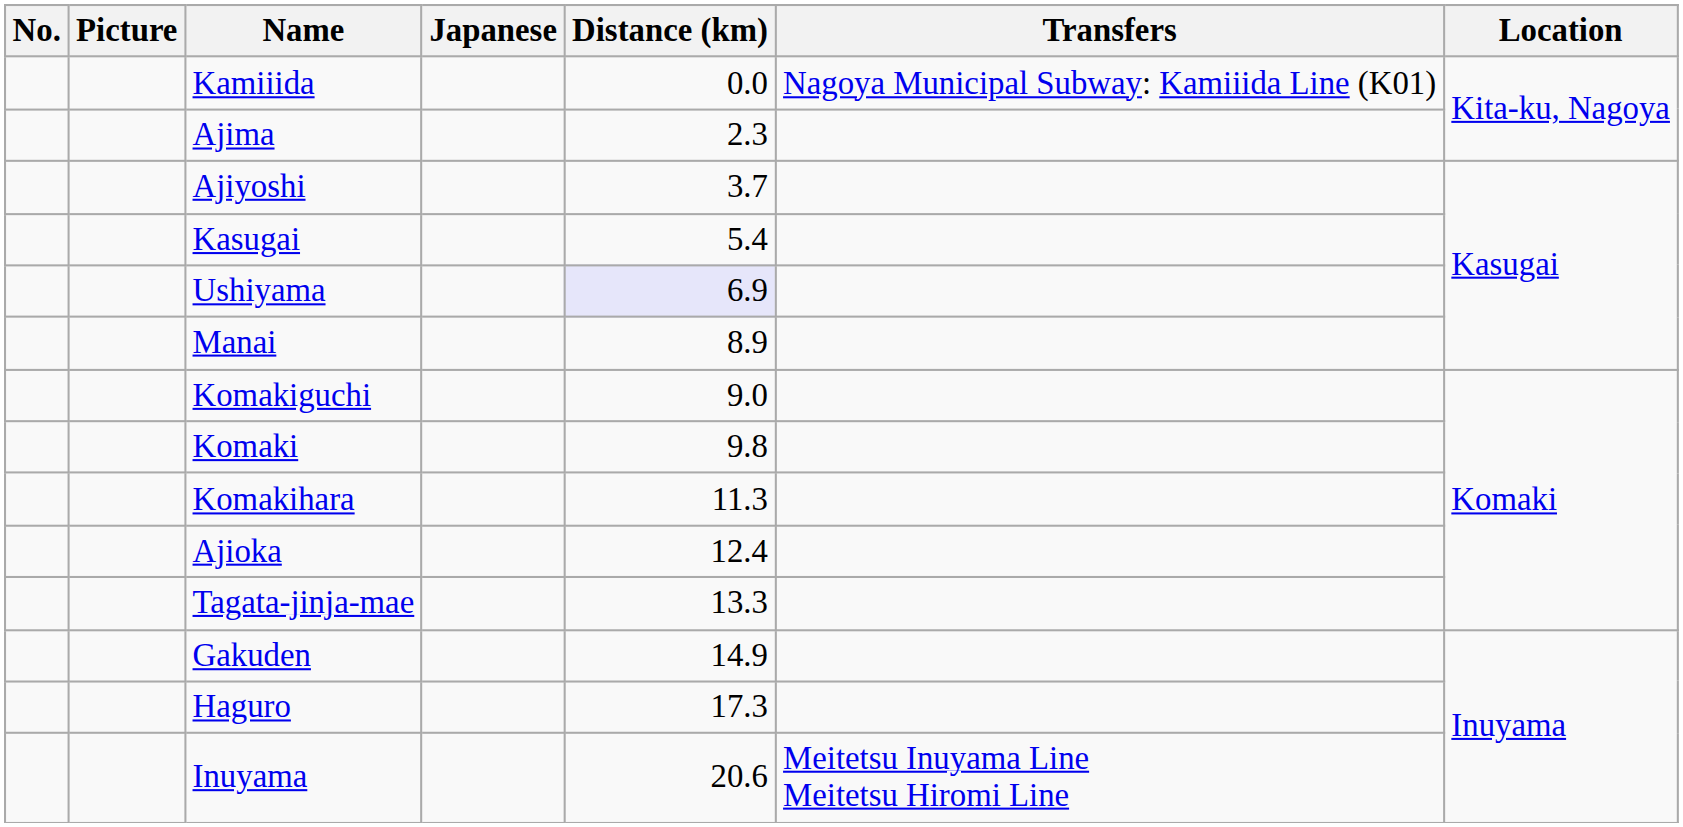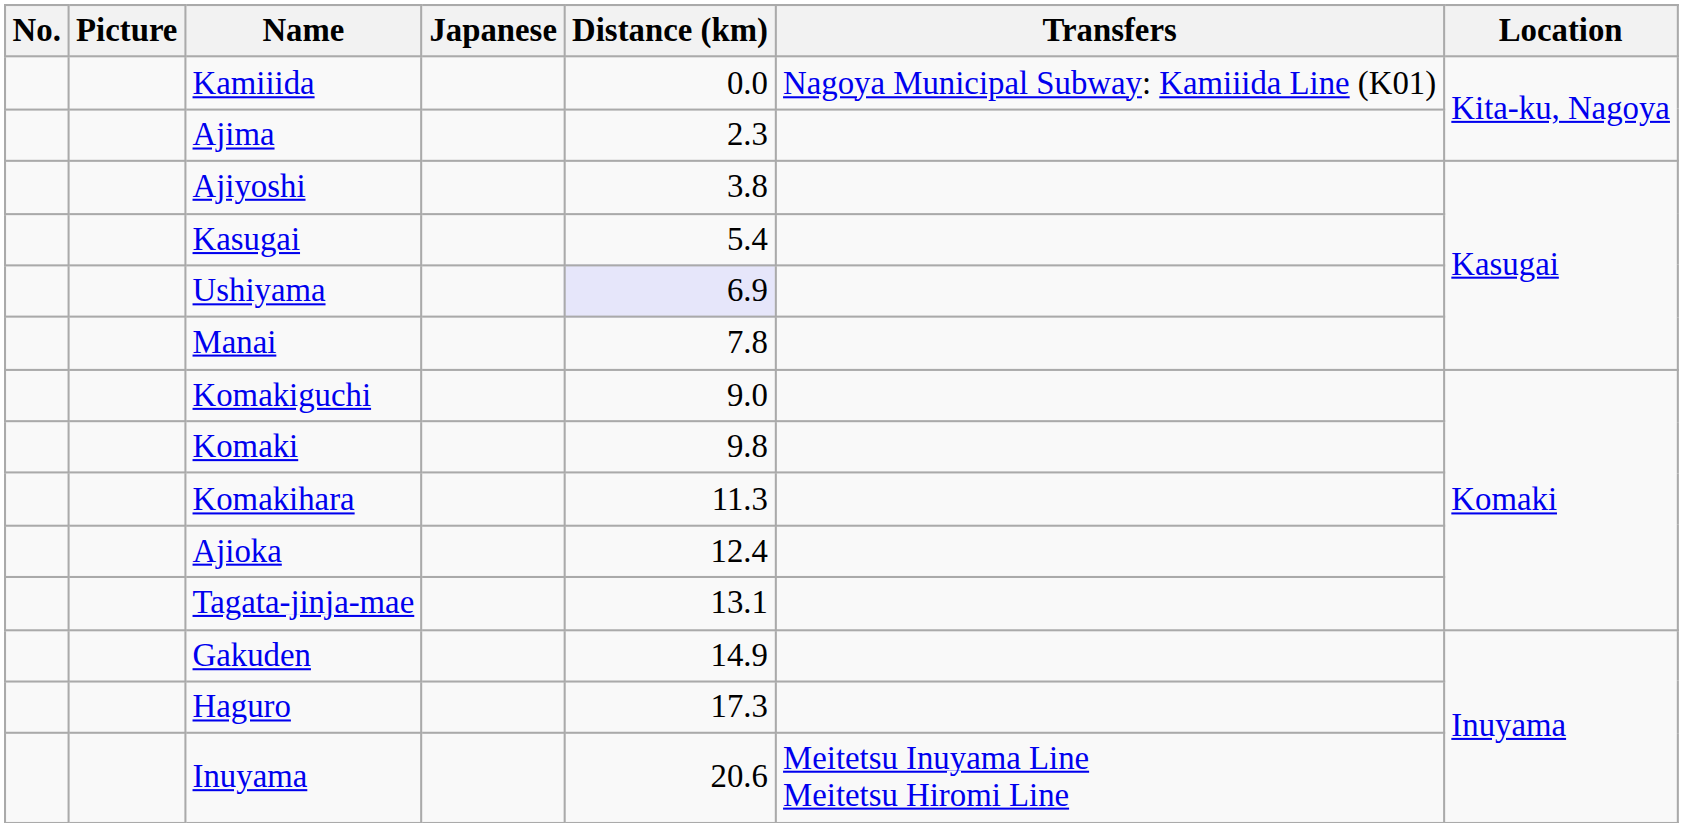(747, 186) 3.7 -> (747, 186) 3.8
(747, 342) 8.9 -> (747, 342) 7.8
(739, 602) 13.3 -> (739, 602) 13.1
